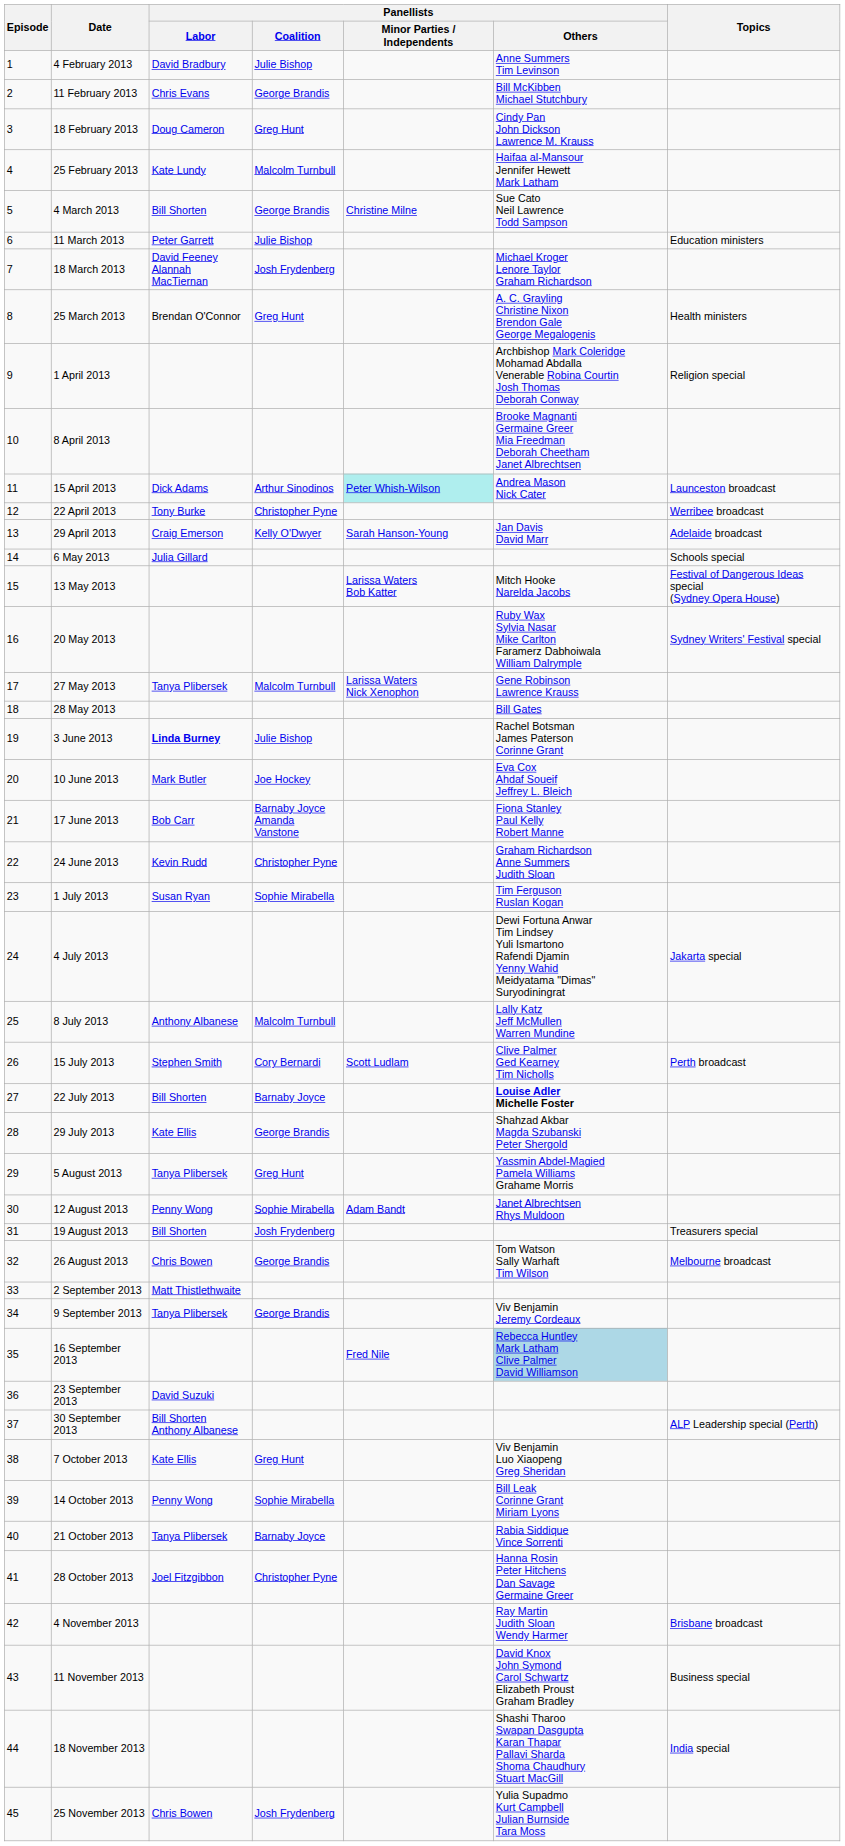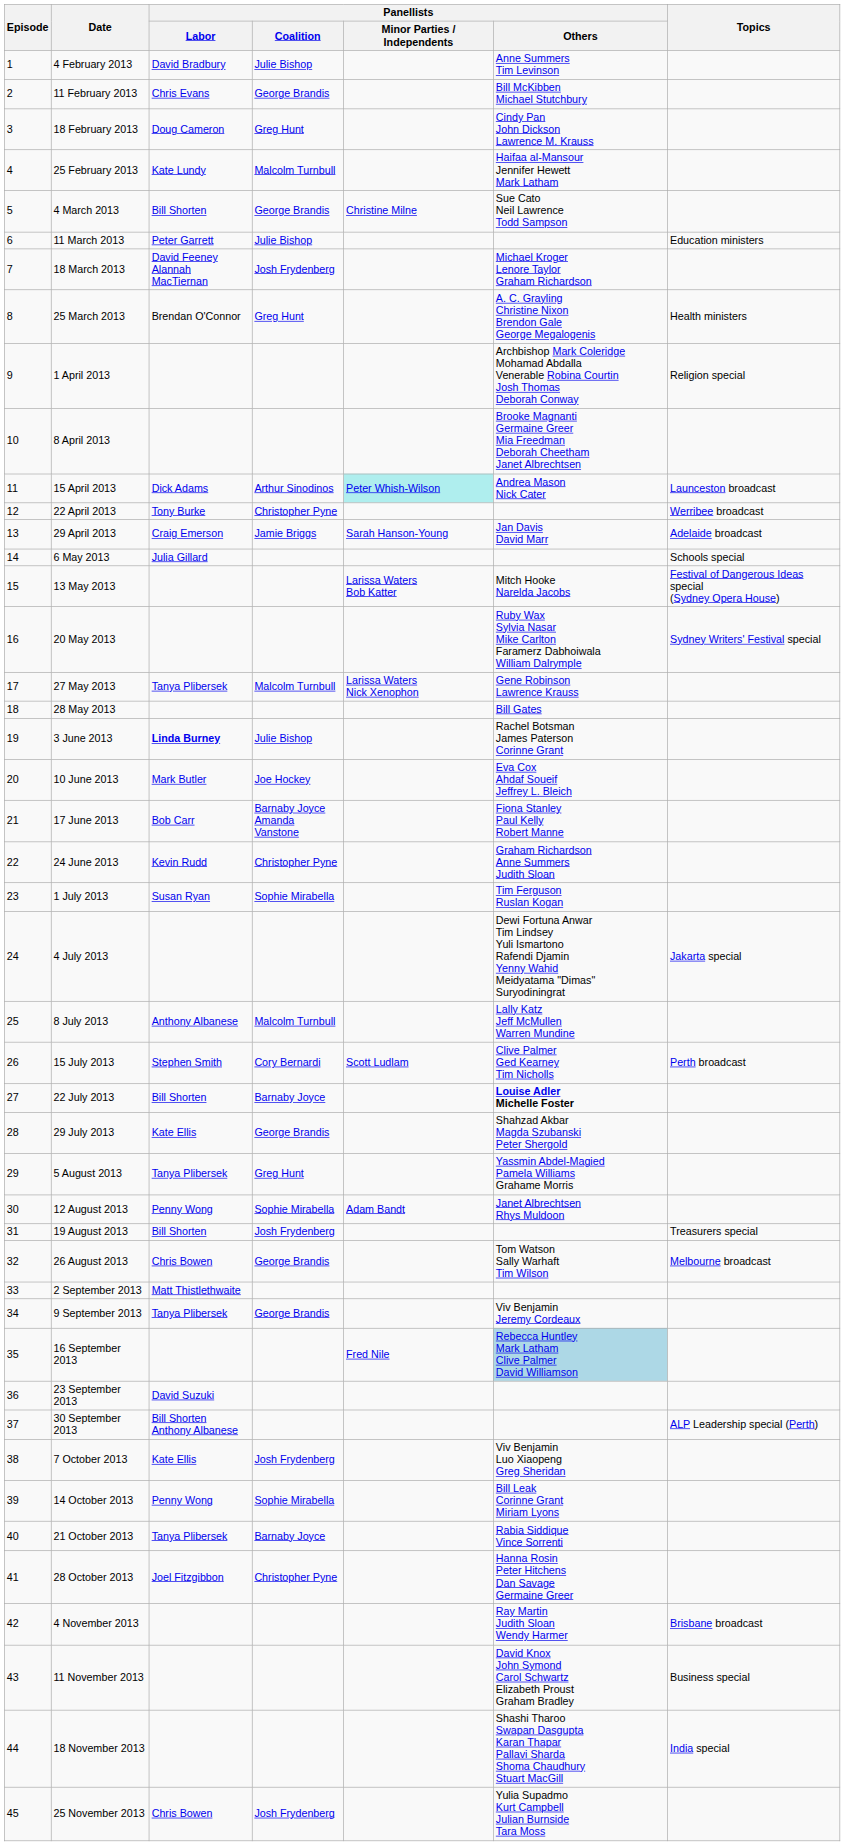(288, 534) Kelly O'Dwyer -> (285, 534) Jamie Briggs
(279, 1459) Greg Hunt -> (295, 1459) Josh Frydenberg
